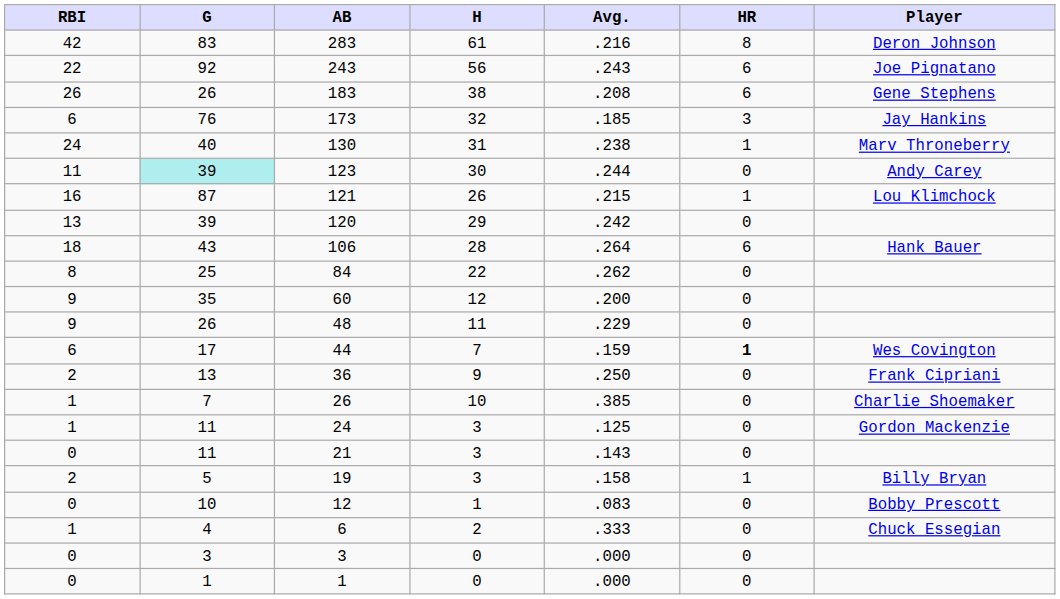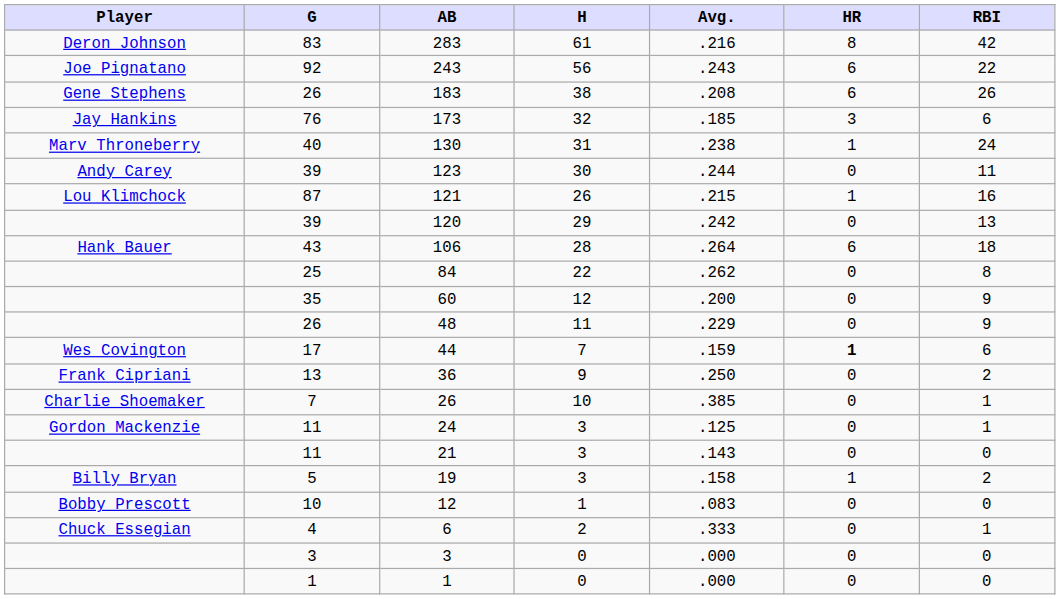columns swapped: (934, 17) <-> (72, 17)
(207, 171) paleturquoise background -> (312, 171) no background
